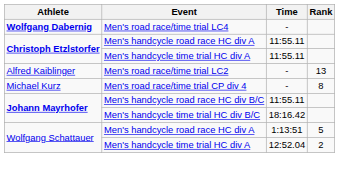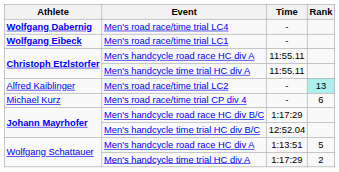+ row: (44, 42)
(321, 71) no background -> (321, 86) paleturquoise background
(321, 86) 8 -> (321, 101) 6
(287, 101) 11:55.11 -> (287, 116) 1:17:29
(287, 116) 18:16.42 -> (287, 130) 12:52.04
(287, 145) 12:52.04 -> (287, 160) 1:17:29
